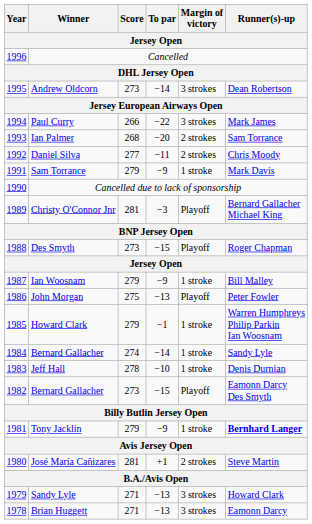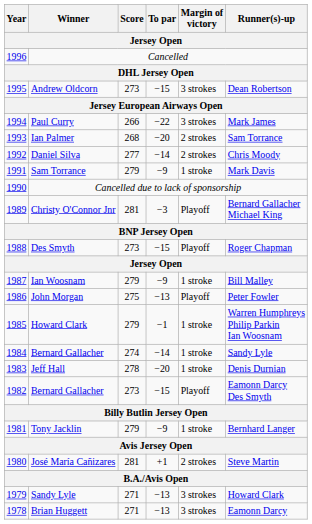(162, 89) −14 -> (162, 89) −15
(162, 154) −11 -> (162, 154) −14
(162, 369) −10 -> (162, 369) −20
(265, 429) bold -> (261, 429) normal
